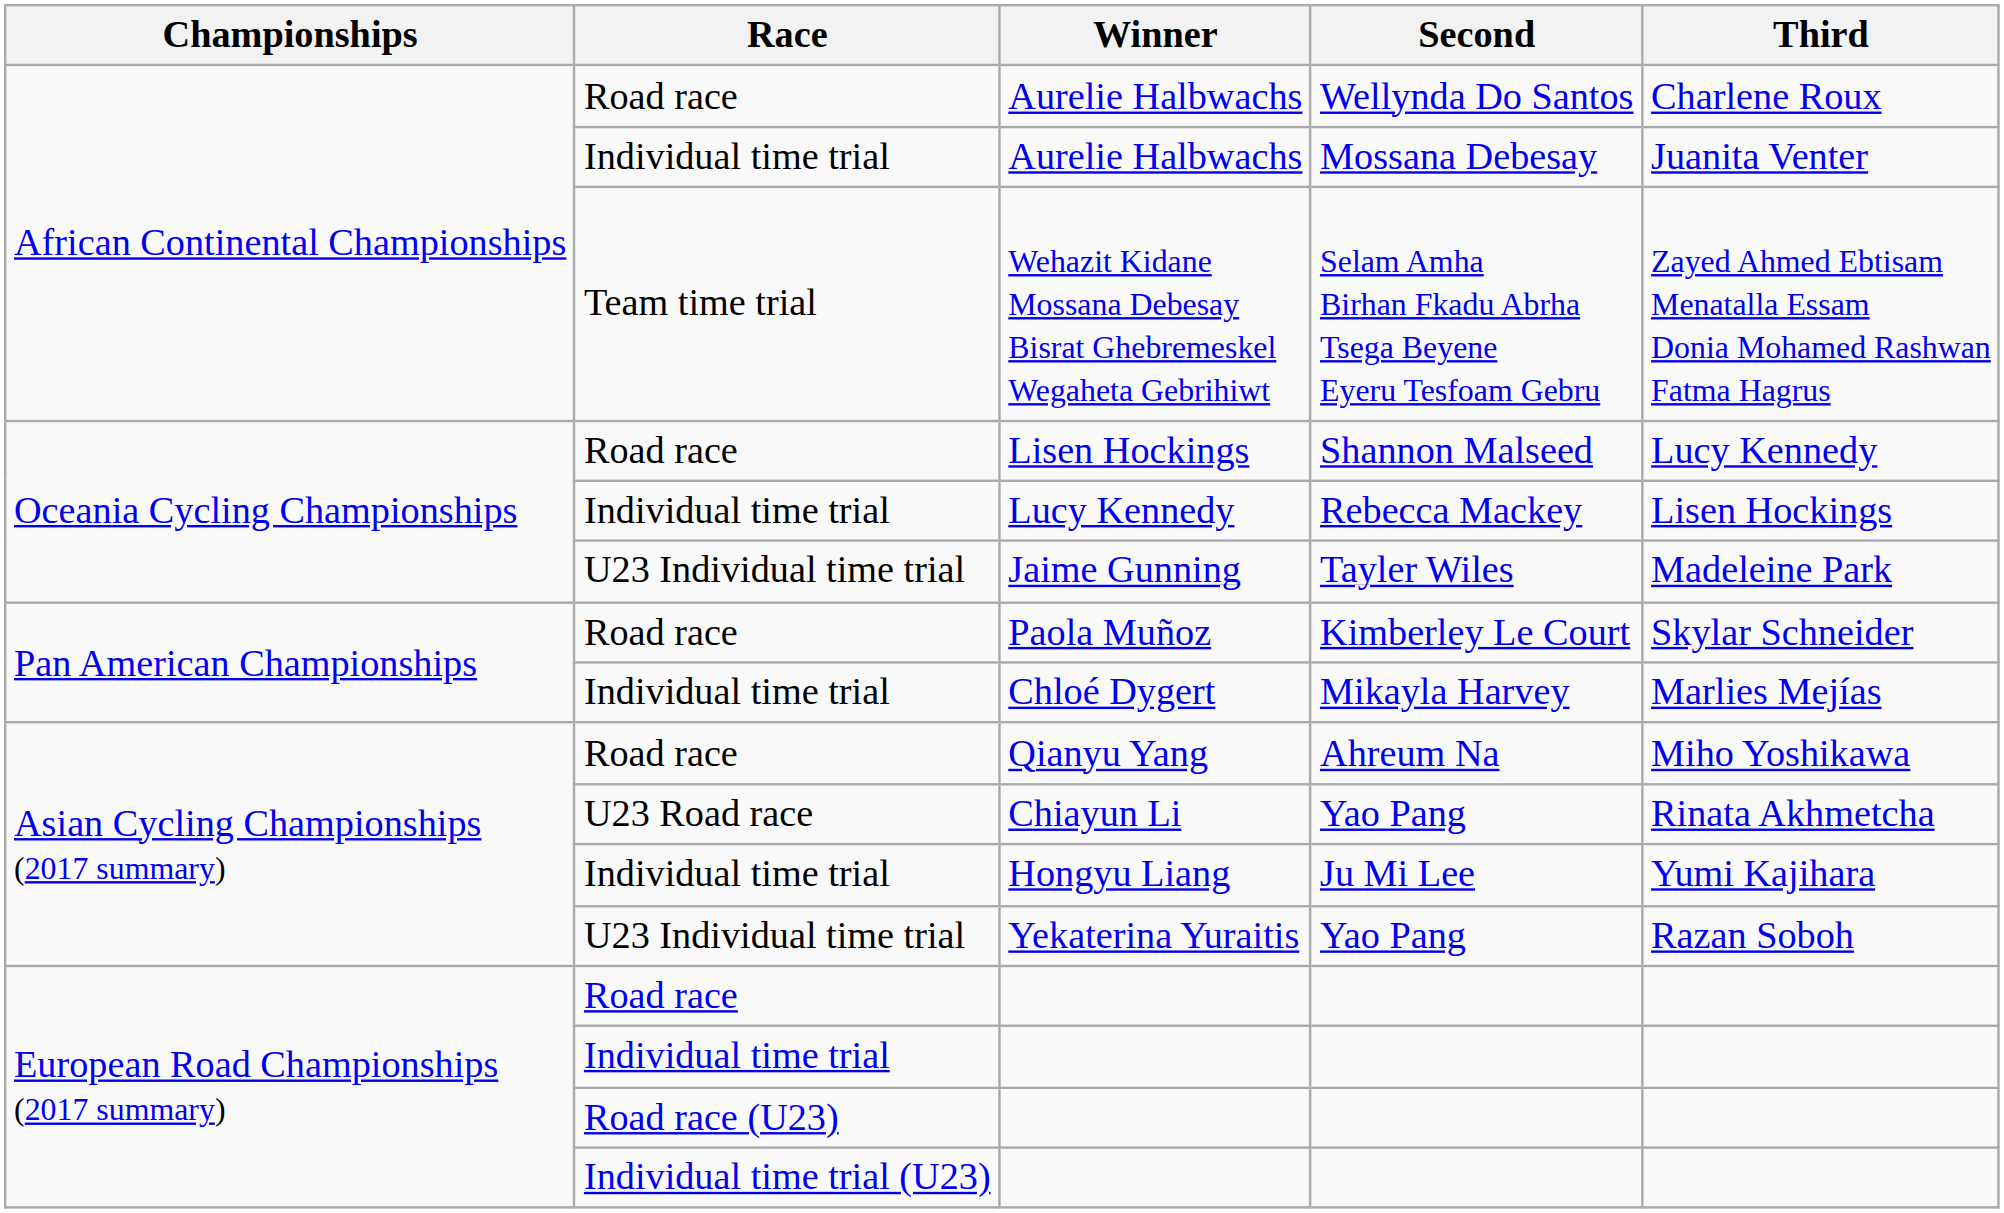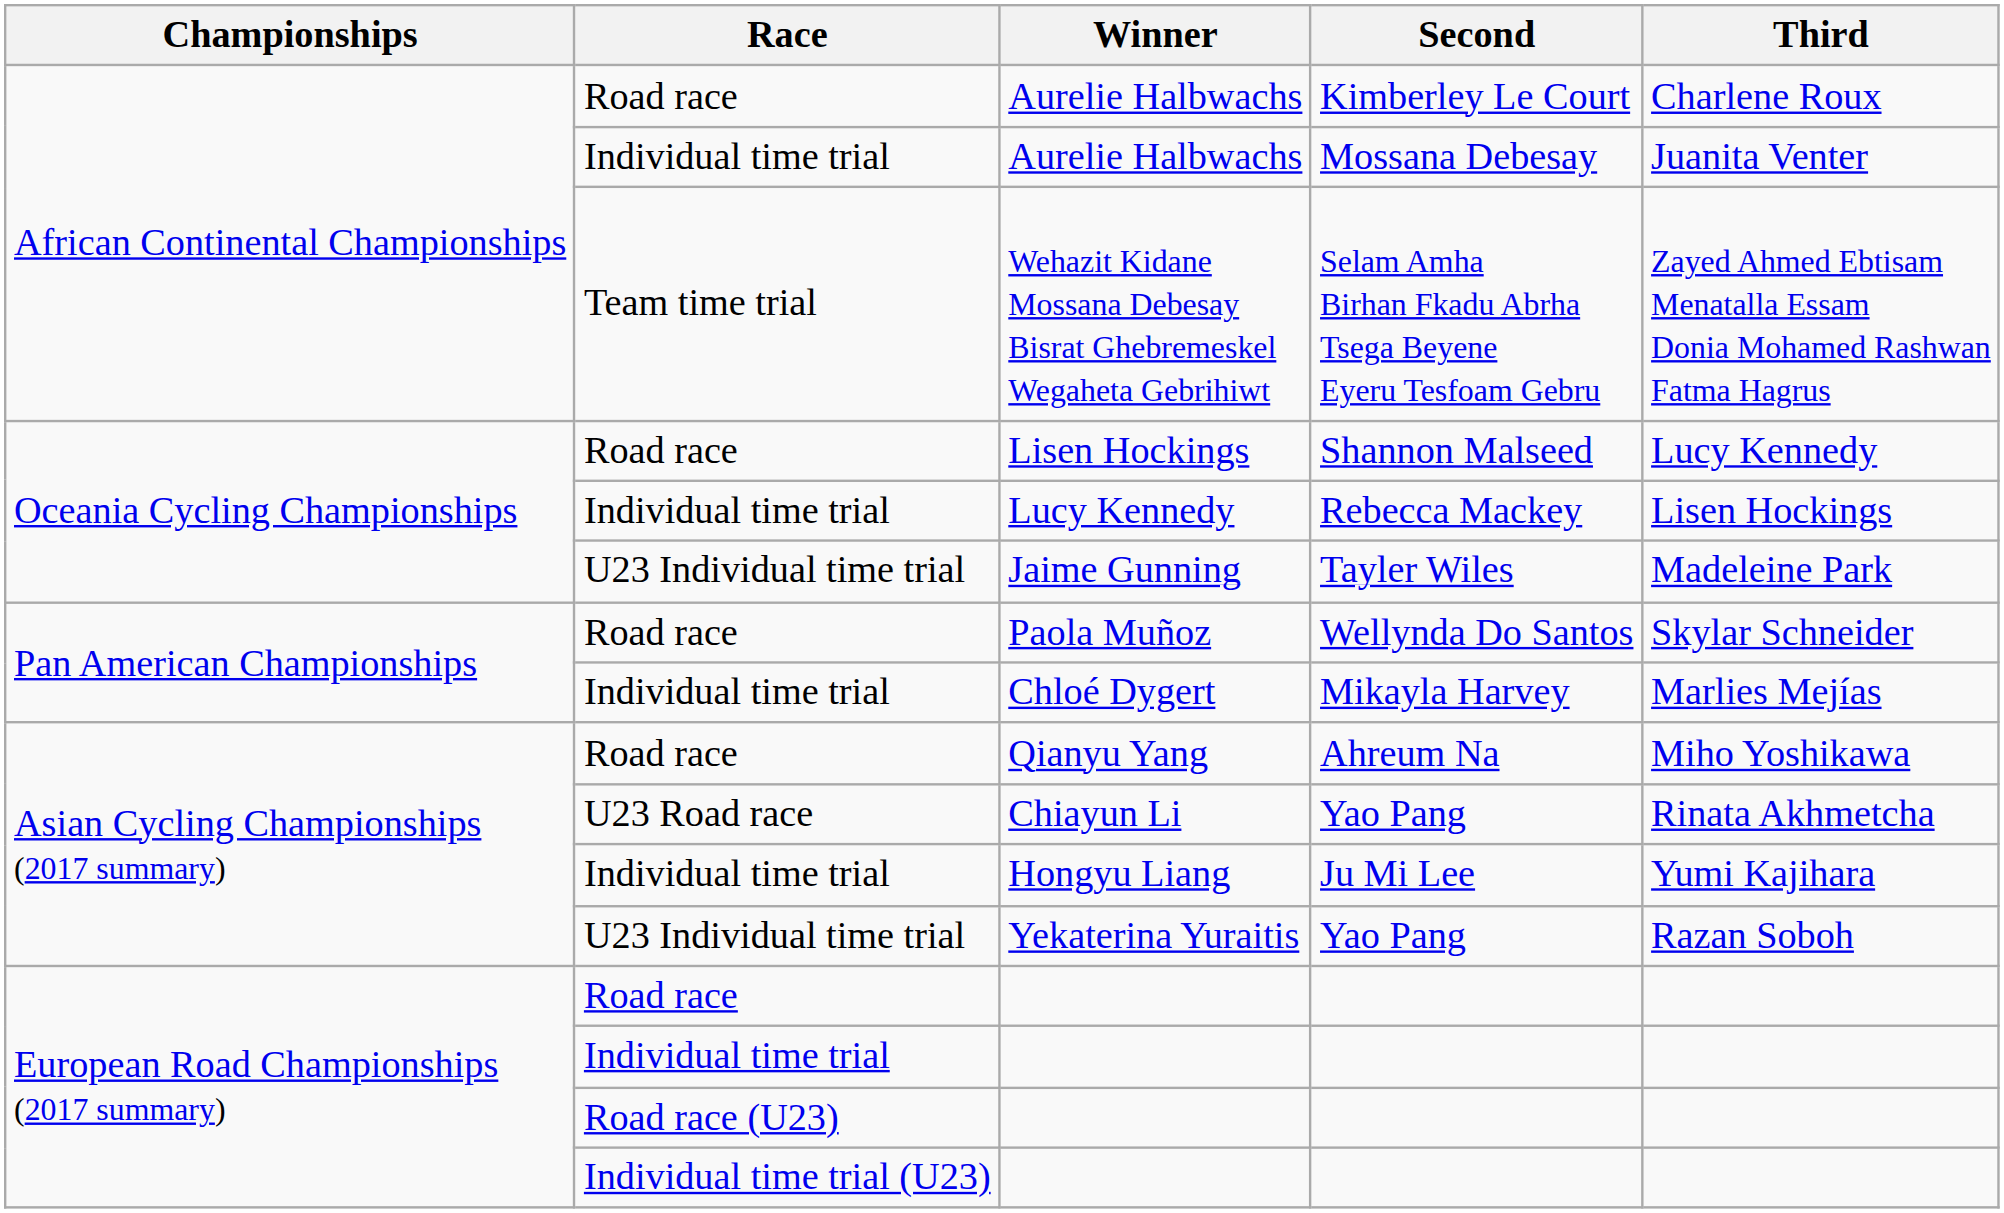(1477, 95) Wellynda Do Santos -> (1475, 95) Kimberley Le Court
(1475, 631) Kimberley Le Court -> (1477, 631) Wellynda Do Santos
